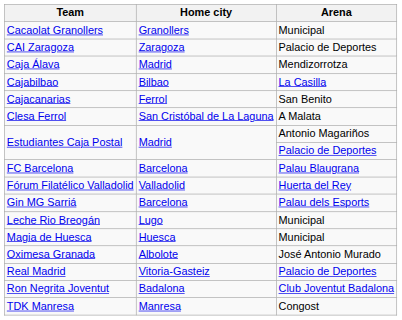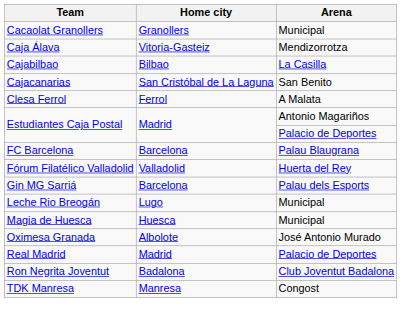- row: (40, 47)
(155, 64) Madrid -> (174, 47) Vitoria-Gasteiz
(153, 99) Ferrol -> (206, 82) San Cristóbal de La Laguna
(206, 116) San Cristóbal de La Laguna -> (153, 99) Ferrol
(174, 271) Vitoria-Gasteiz -> (155, 254) Madrid
